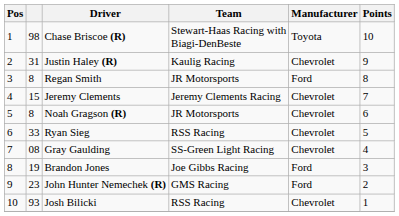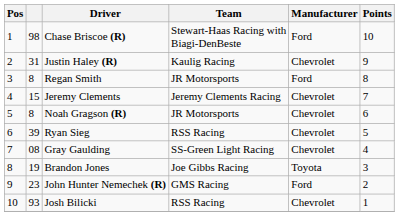(306, 36) Toyota -> (302, 36) Ford
(34, 131) 33 -> (34, 131) 39
(302, 167) Ford -> (306, 167) Toyota
